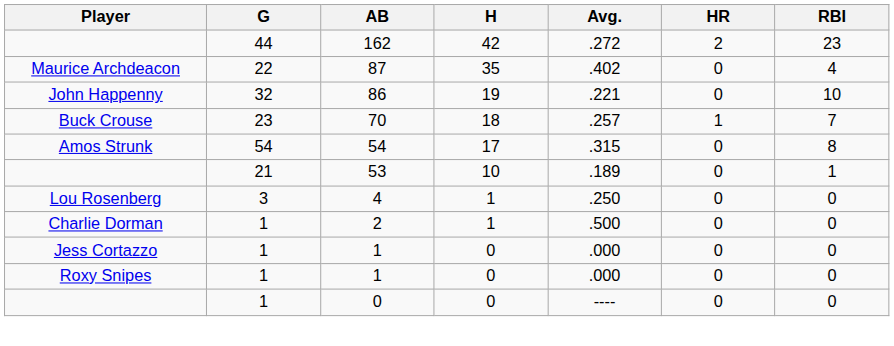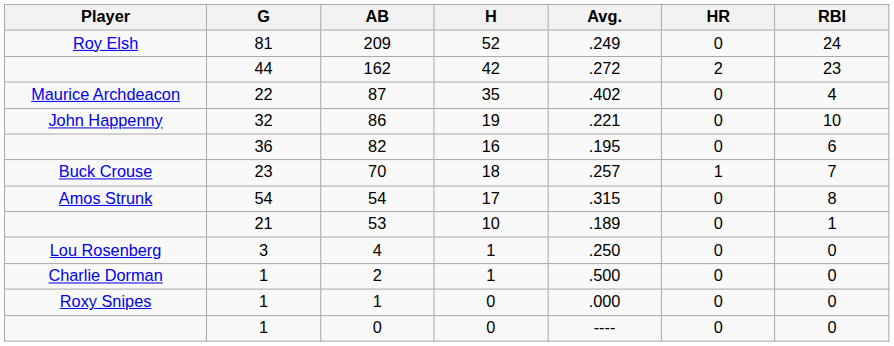+ row: (106, 43)
+ row: (106, 147)
- row: (106, 250)
